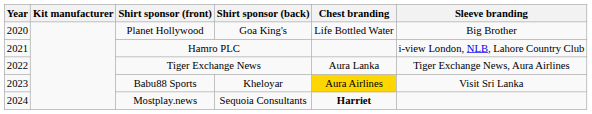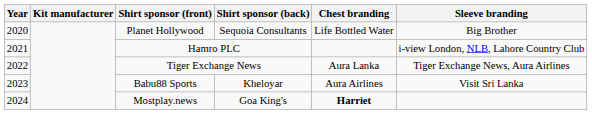(263, 31) Goa King's -> (263, 31) Sequoia Consultants
(354, 83) gold background -> (354, 83) no background
(263, 101) Sequoia Consultants -> (263, 101) Goa King's
